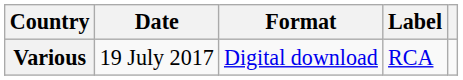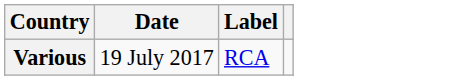- column: (301, 22)
